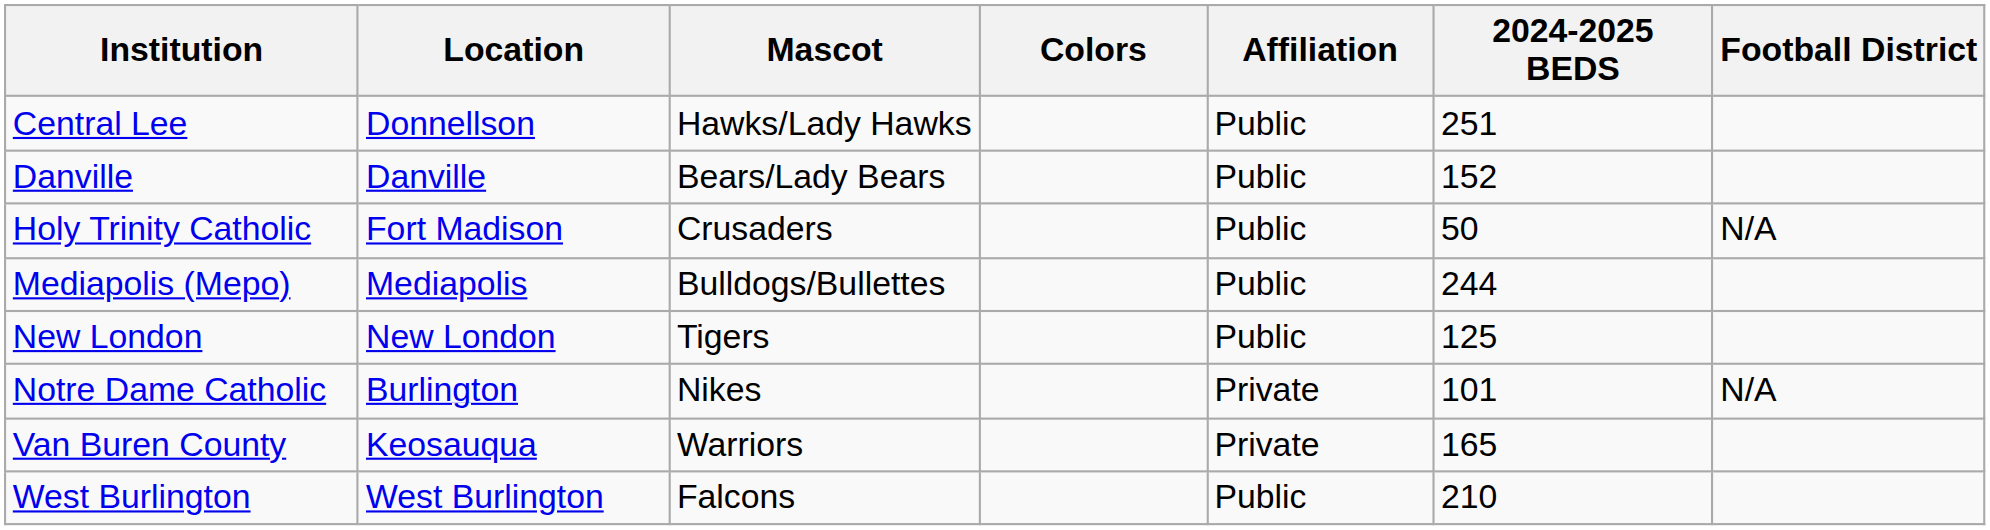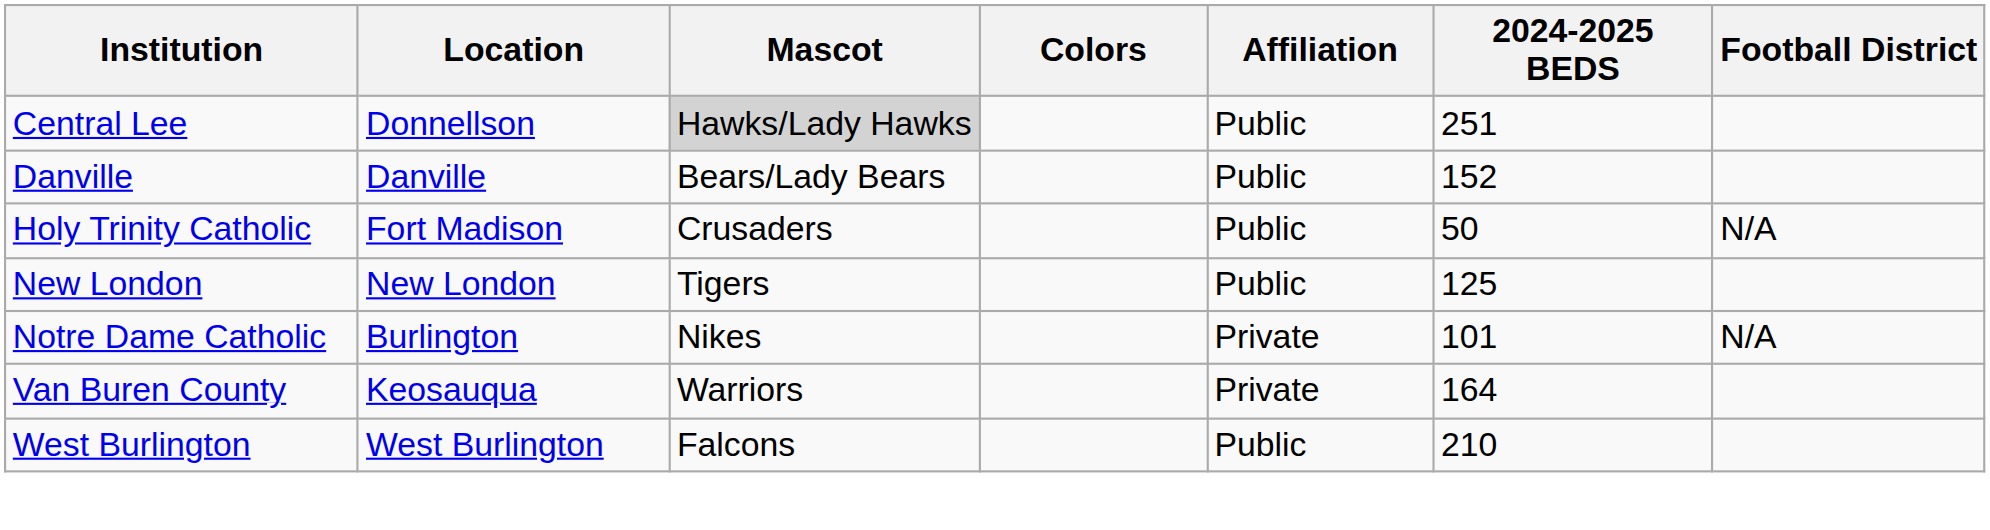(824, 122) no background -> (824, 122) lightgrey background
- row: (152, 283)
(1469, 444) 165 -> (1469, 390) 164
